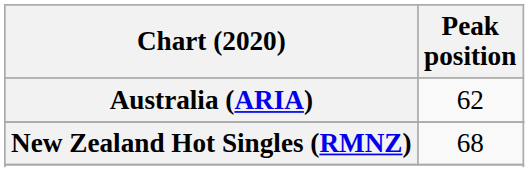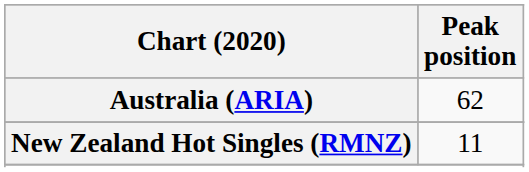(470, 142) 68 -> (470, 142) 11
